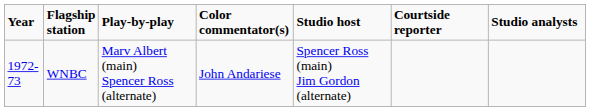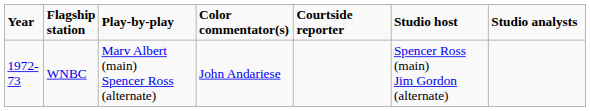columns swapped: (422, 22) <-> (328, 22)
